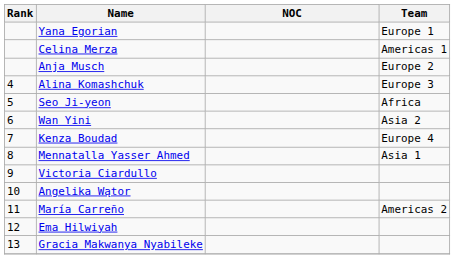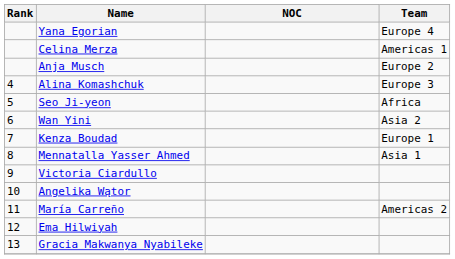(408, 31) Europe 1 -> (408, 31) Europe 4
(408, 138) Europe 4 -> (408, 138) Europe 1
